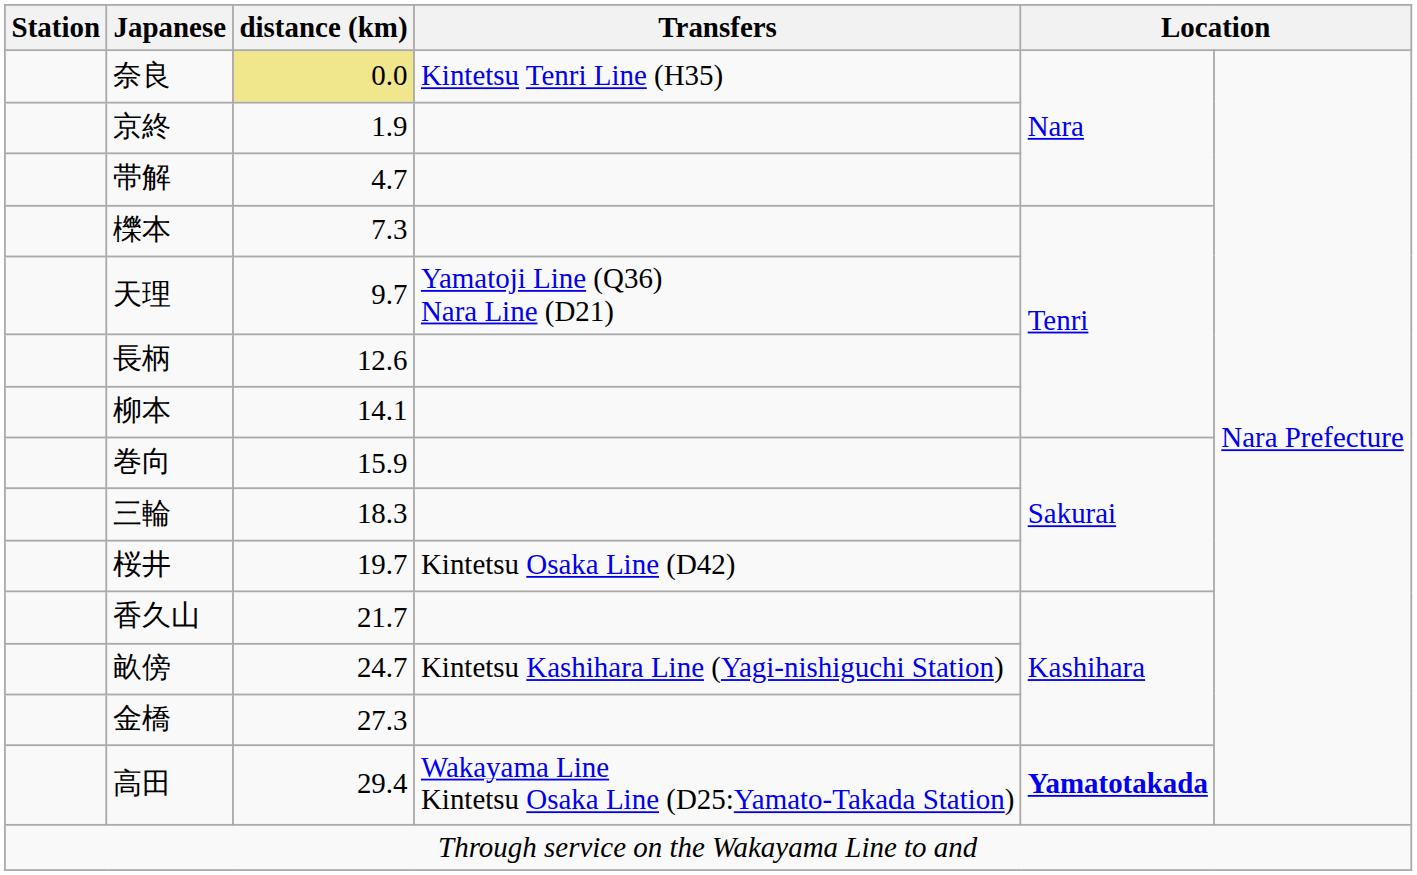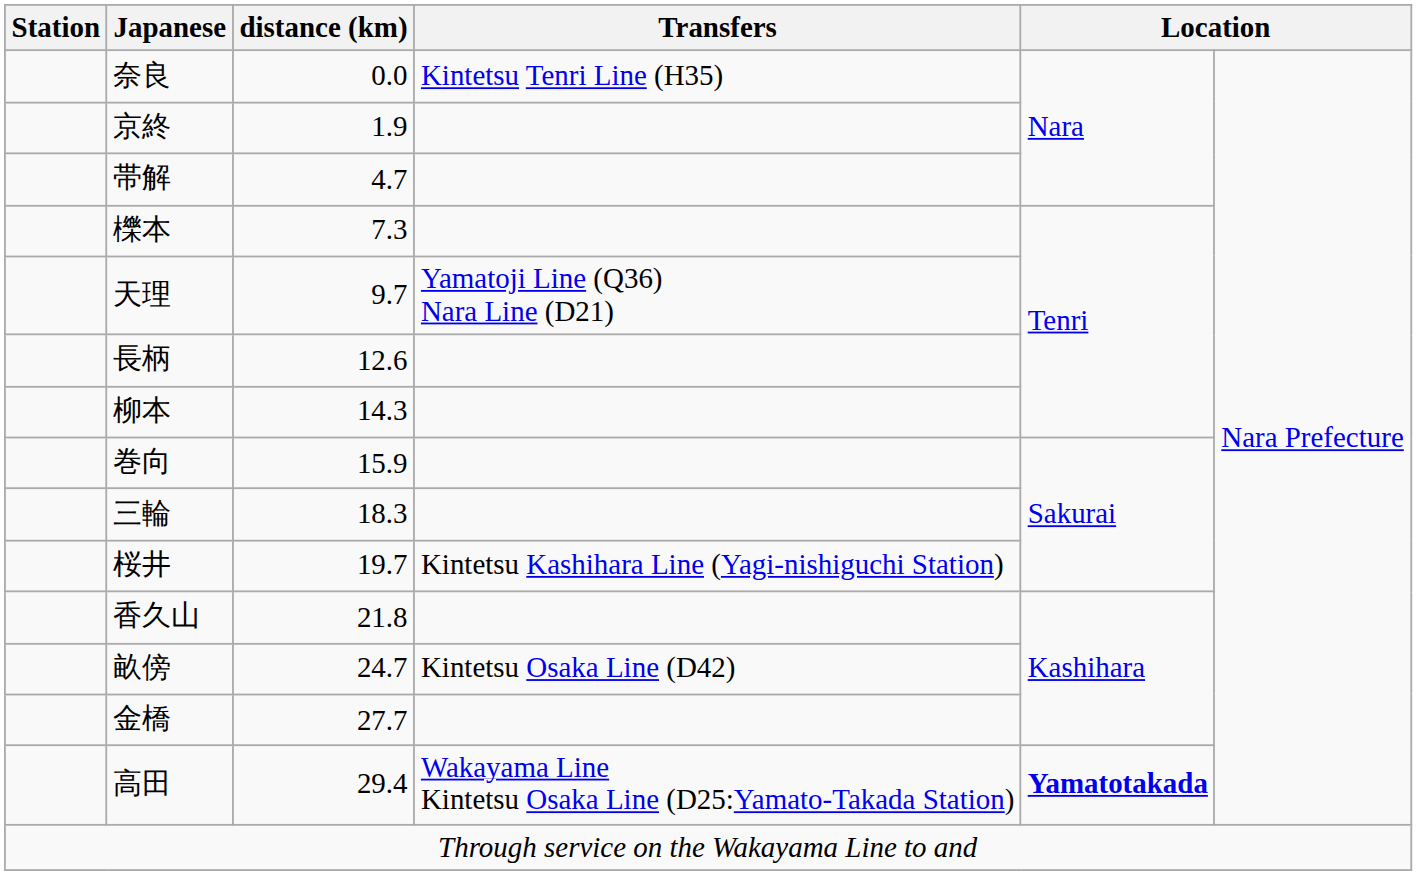(389, 76) khaki background -> (389, 76) no background
(382, 411) 14.1 -> (382, 411) 14.3
(578, 565) Kintetsu Osaka Line (D42) -> (712, 565) Kintetsu Kashihara Line (Yagi-nishiguchi Station)
(382, 616) 21.7 -> (382, 616) 21.8
(712, 668) Kintetsu Kashihara Line (Yagi-nishiguchi Station) -> (578, 668) Kintetsu Osaka Line (D42)
(382, 719) 27.3 -> (382, 719) 27.7
